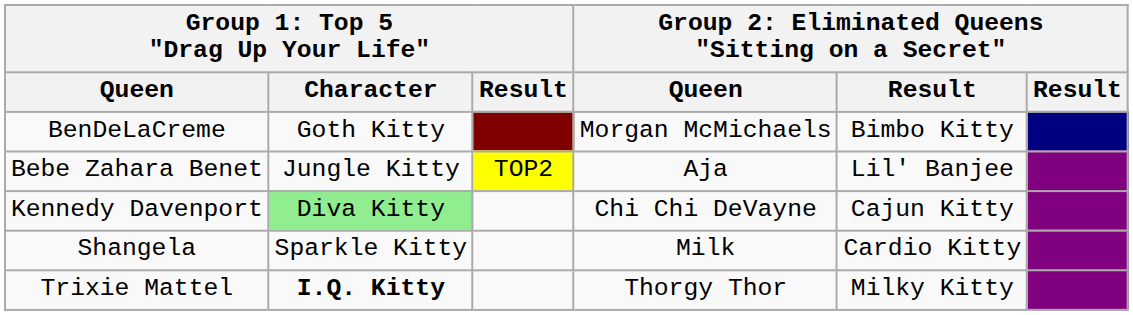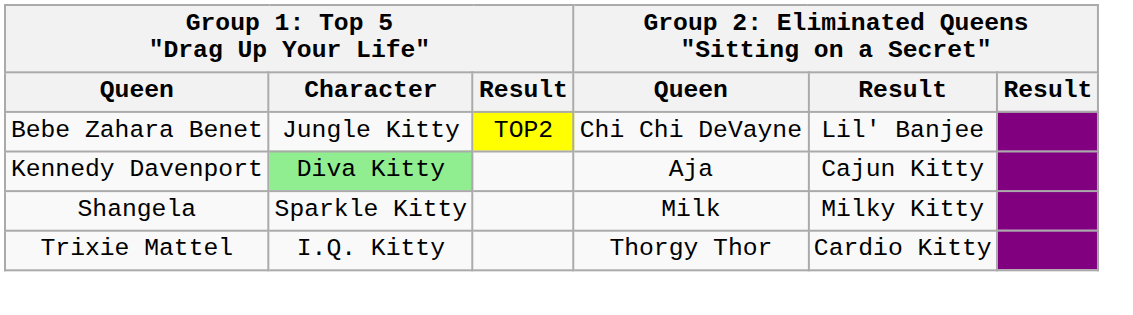- row: (137, 132)
(706, 172) Aja -> (691, 132) Chi Chi DeVayne
(706, 211) Chi Chi DeVayne -> (691, 172) Aja
(932, 251) Cardio Kitty -> (903, 211) Milky Kitty
(371, 290) bold -> (371, 251) normal
(932, 290) Milky Kitty -> (903, 251) Cardio Kitty
